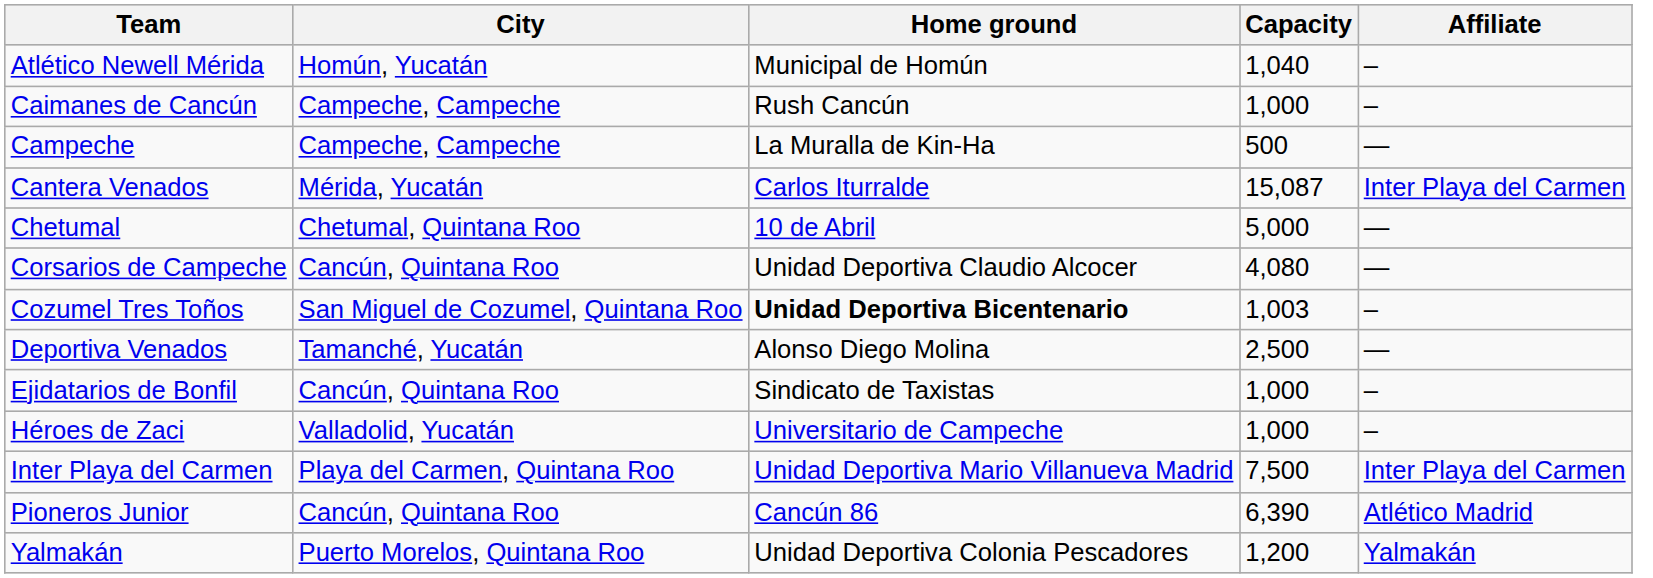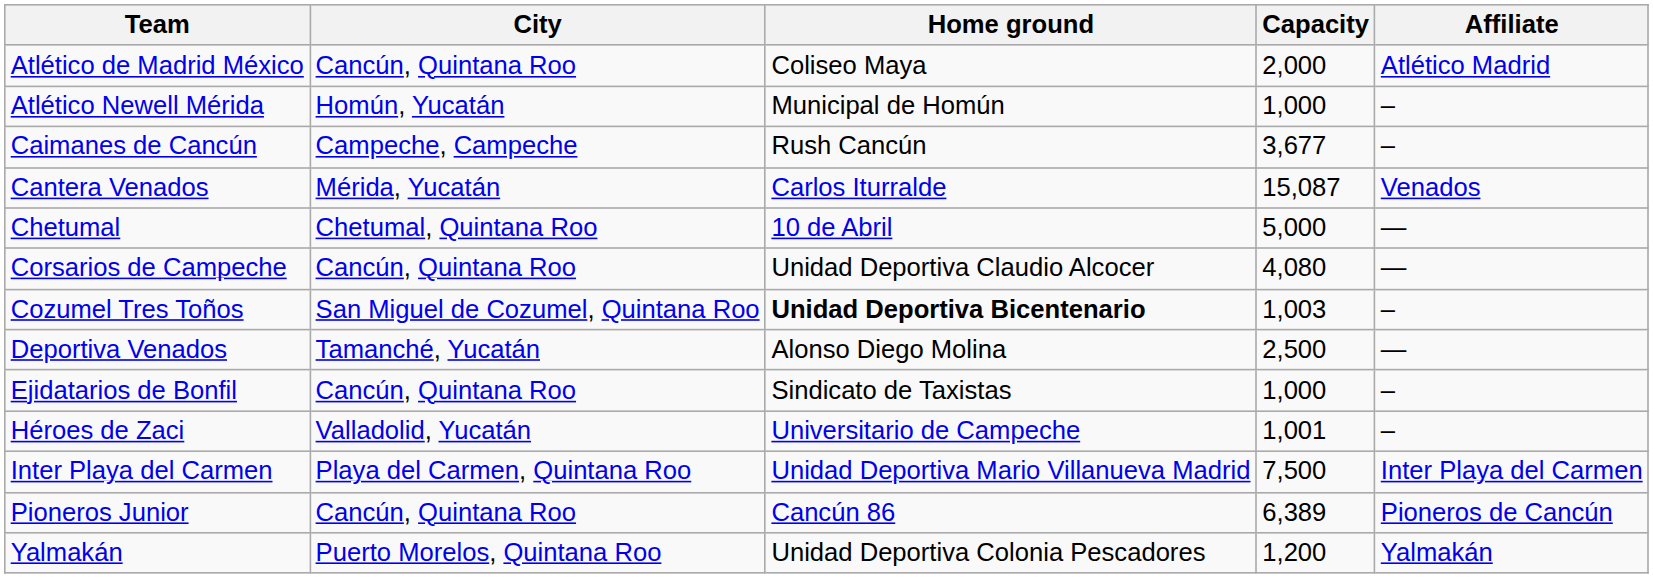+ row: (157, 65)
(1277, 65) 1,040 -> (1294, 106) 1,000
(1277, 106) 1,000 -> (1294, 146) 3,677
- row: (73, 146)
(1495, 187) Inter Playa del Carmen -> (1431, 187) Venados
(1277, 430) 1,000 -> (1294, 430) 1,001
(1277, 512) 6,390 -> (1294, 512) 6,389
(1448, 512) Atlético Madrid -> (1497, 512) Pioneros de Cancún
